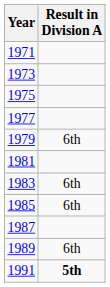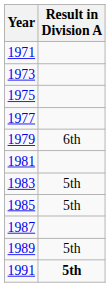(72, 183) 6th -> (72, 183) 5th
(72, 205) 6th -> (72, 205) 5th
(72, 249) 6th -> (72, 249) 5th
